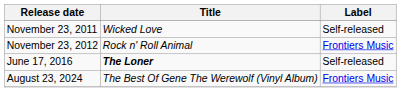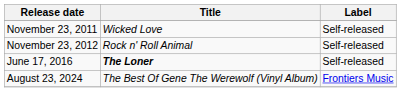(358, 45) Frontiers Music -> (353, 45) Self-released
